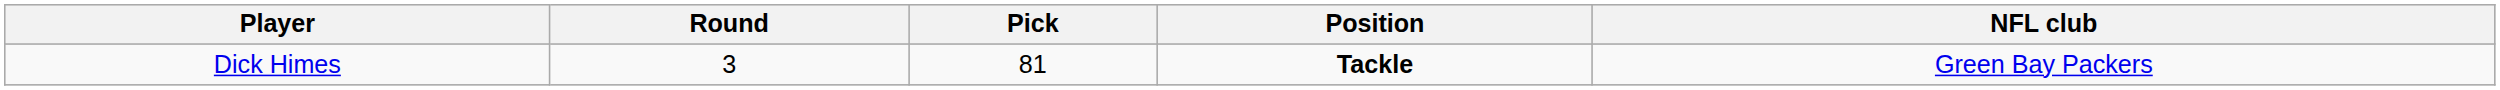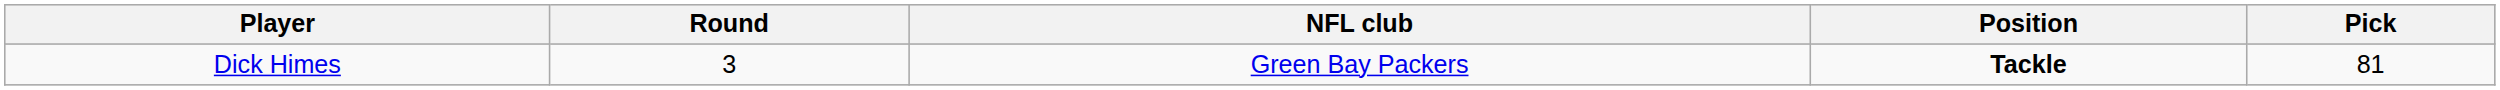columns swapped: (1033, 24) <-> (2044, 24)
